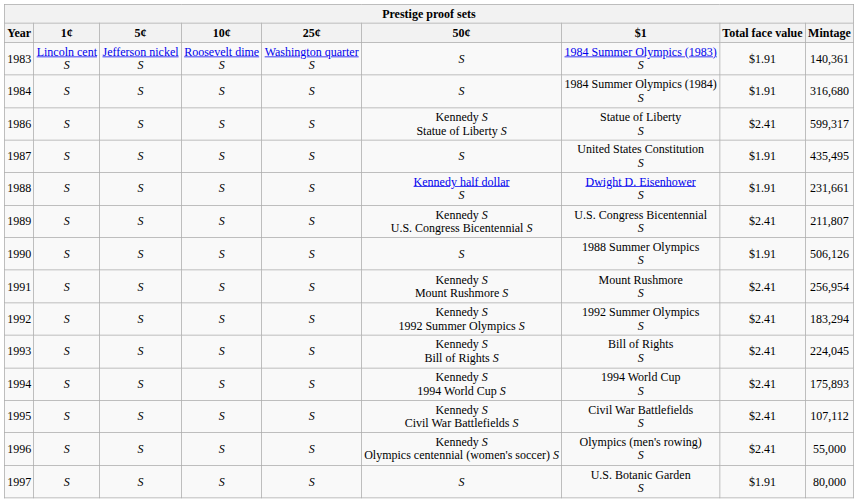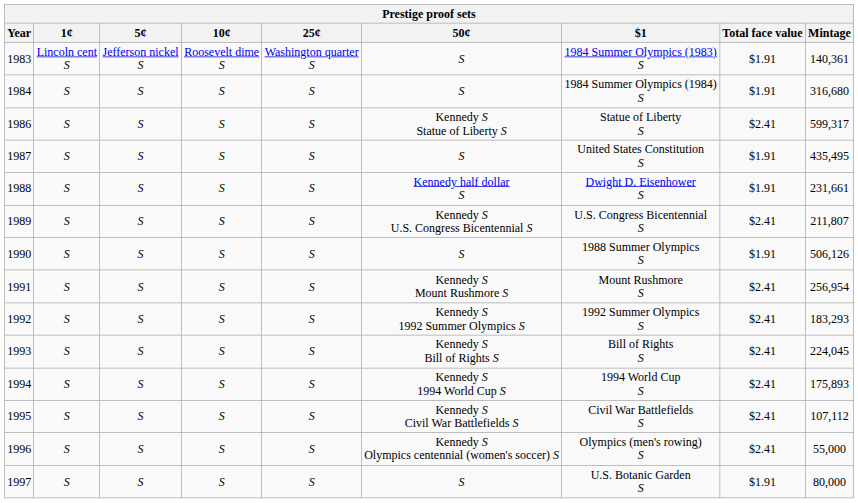(829, 319) 183,294 -> (829, 319) 183,293
